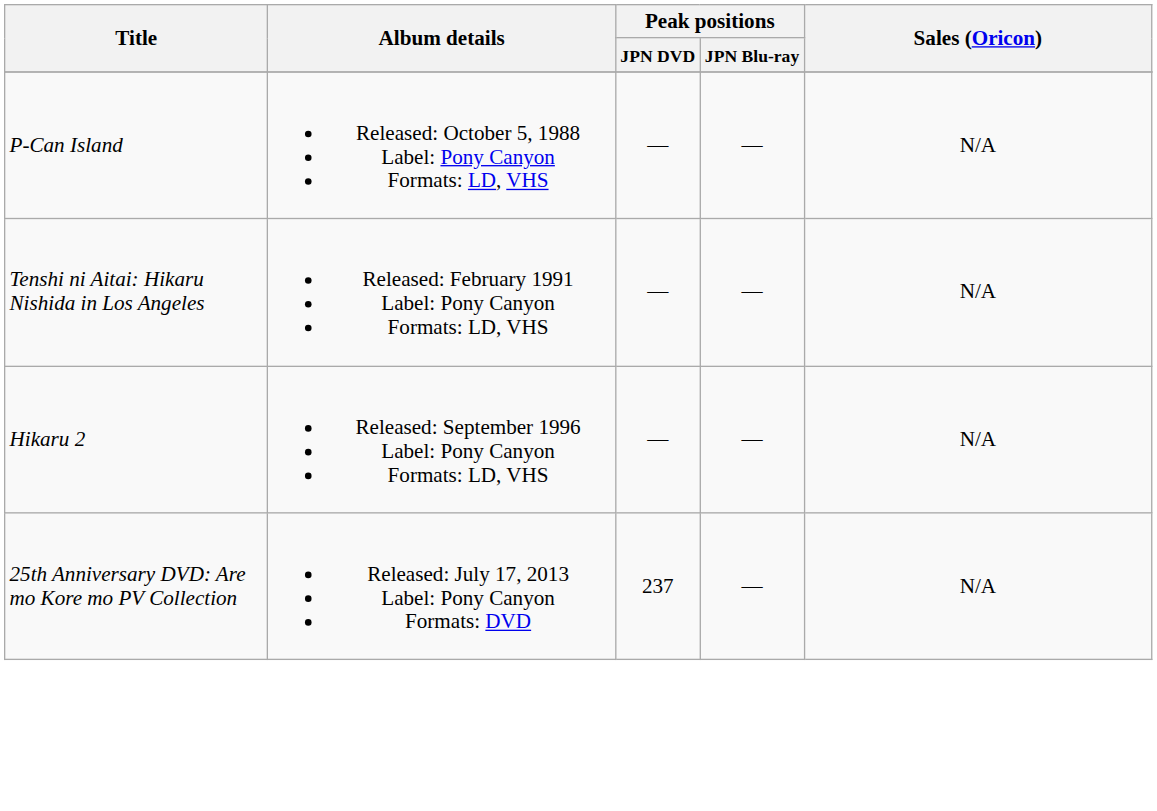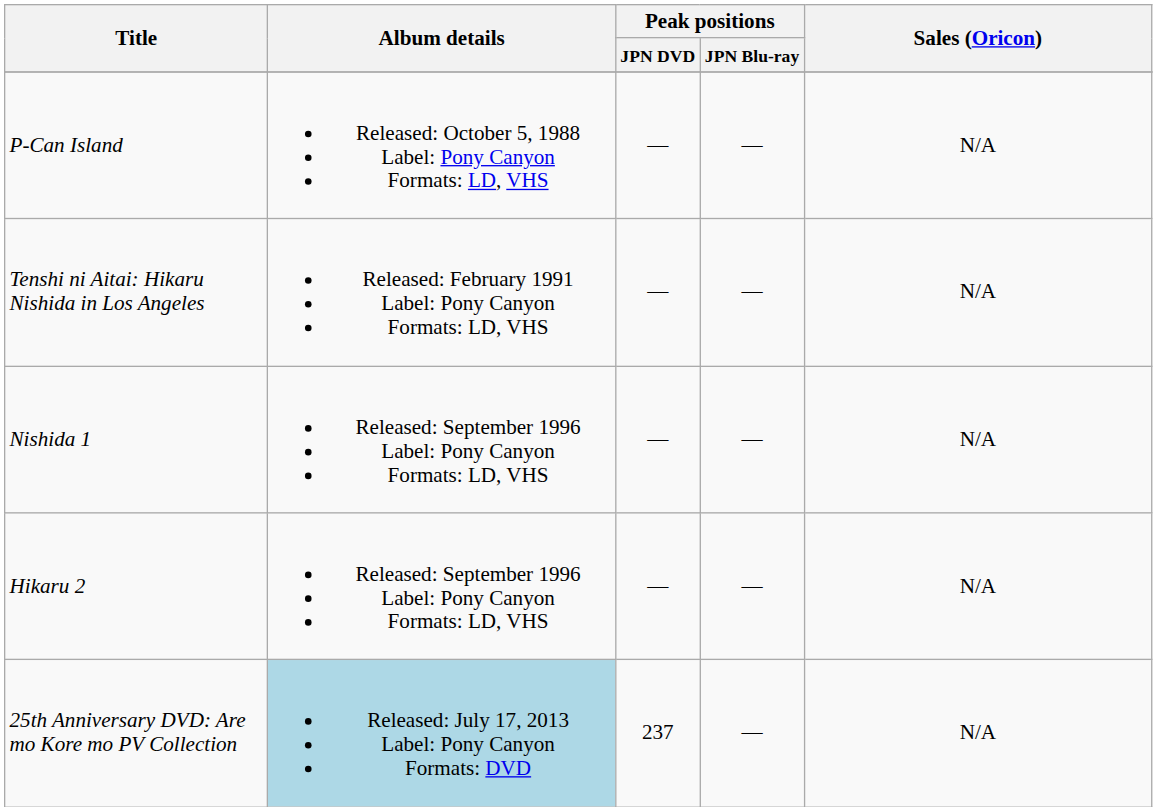+ row: (50, 439)
(442, 598) no background -> (442, 745) lightblue background
